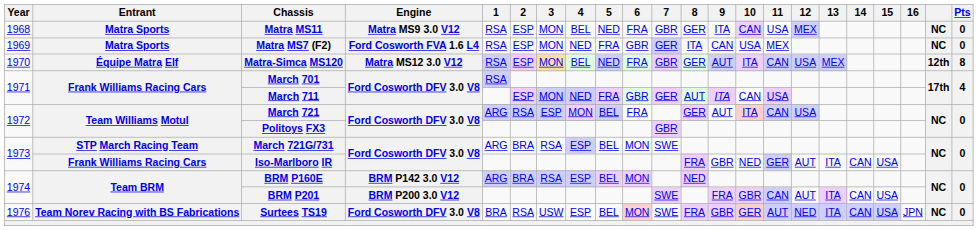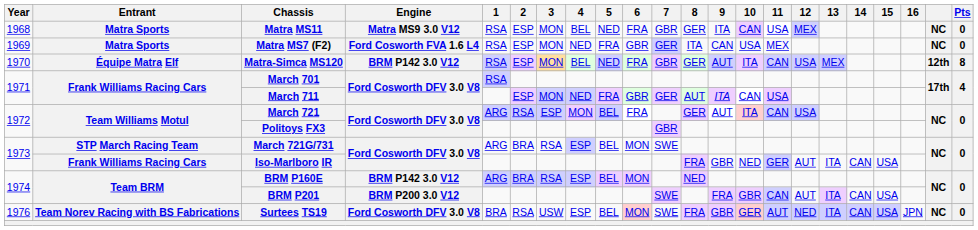(414, 63) Matra MS12 3.0 V12 -> (414, 63) BRM P142 3.0 V12
